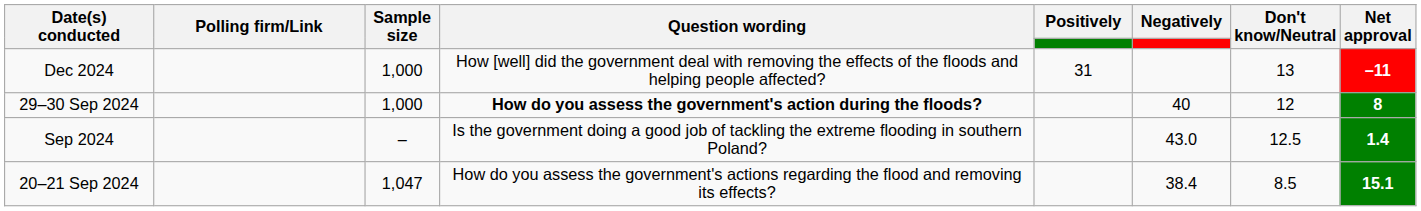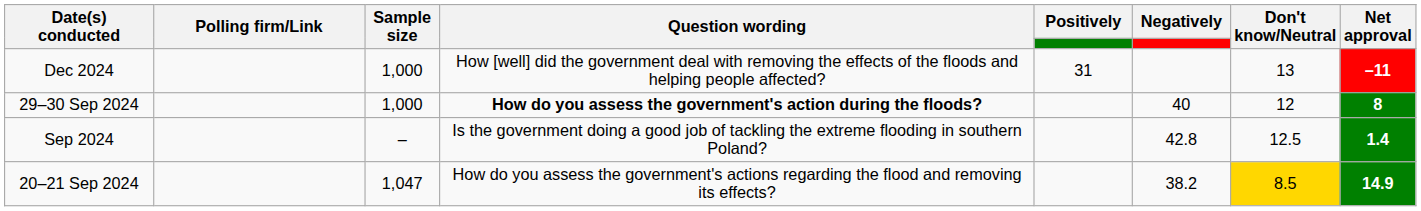(1181, 140) 43.0 -> (1181, 140) 42.8
(1181, 184) 38.4 -> (1181, 184) 38.2
(1285, 184) no background -> (1285, 184) gold background
(1378, 184) 15.1 -> (1378, 184) 14.9
